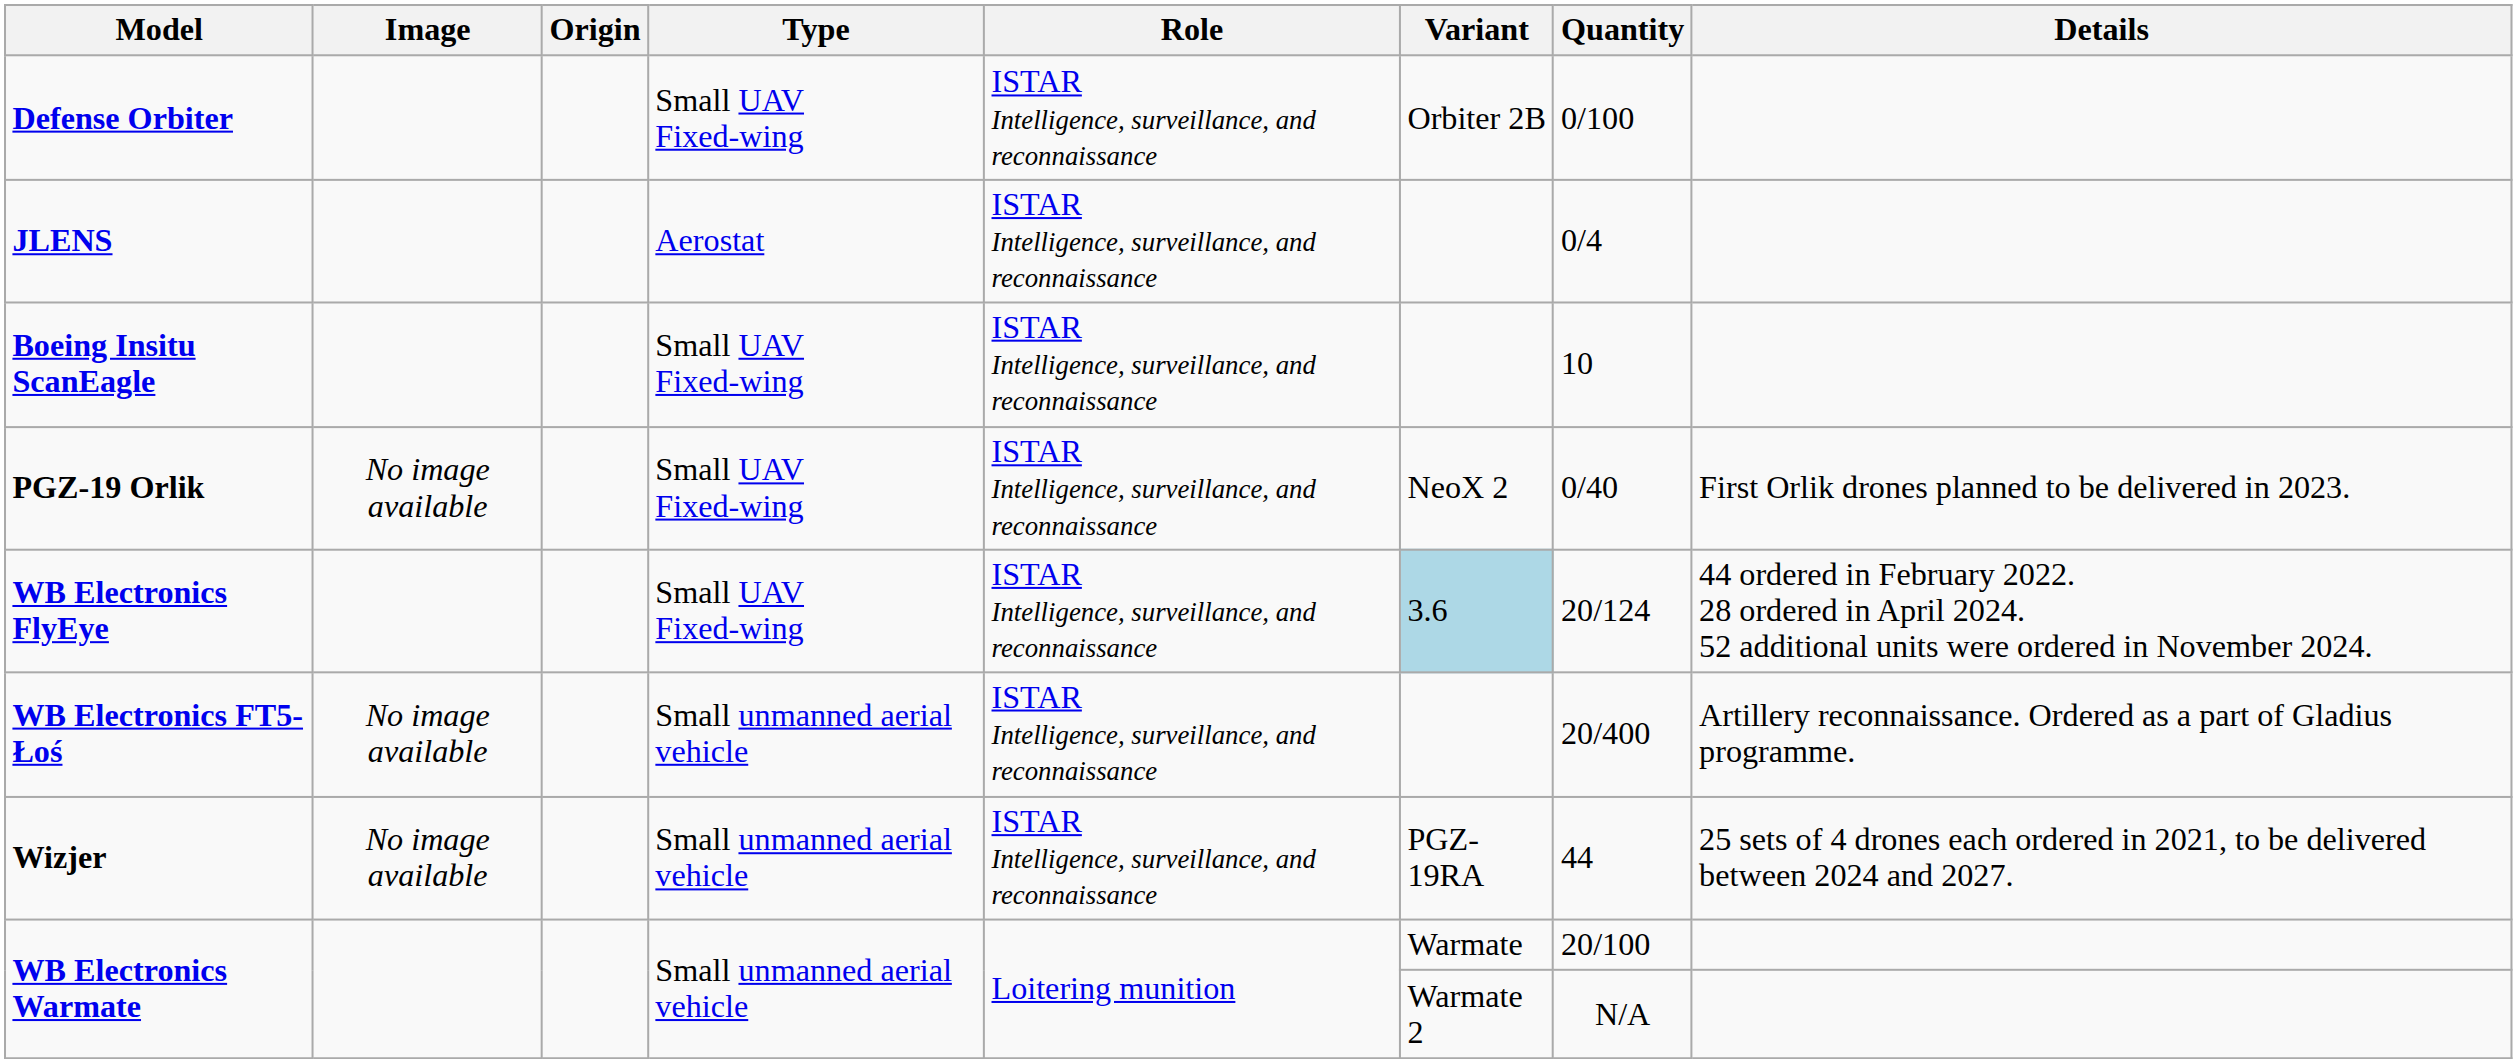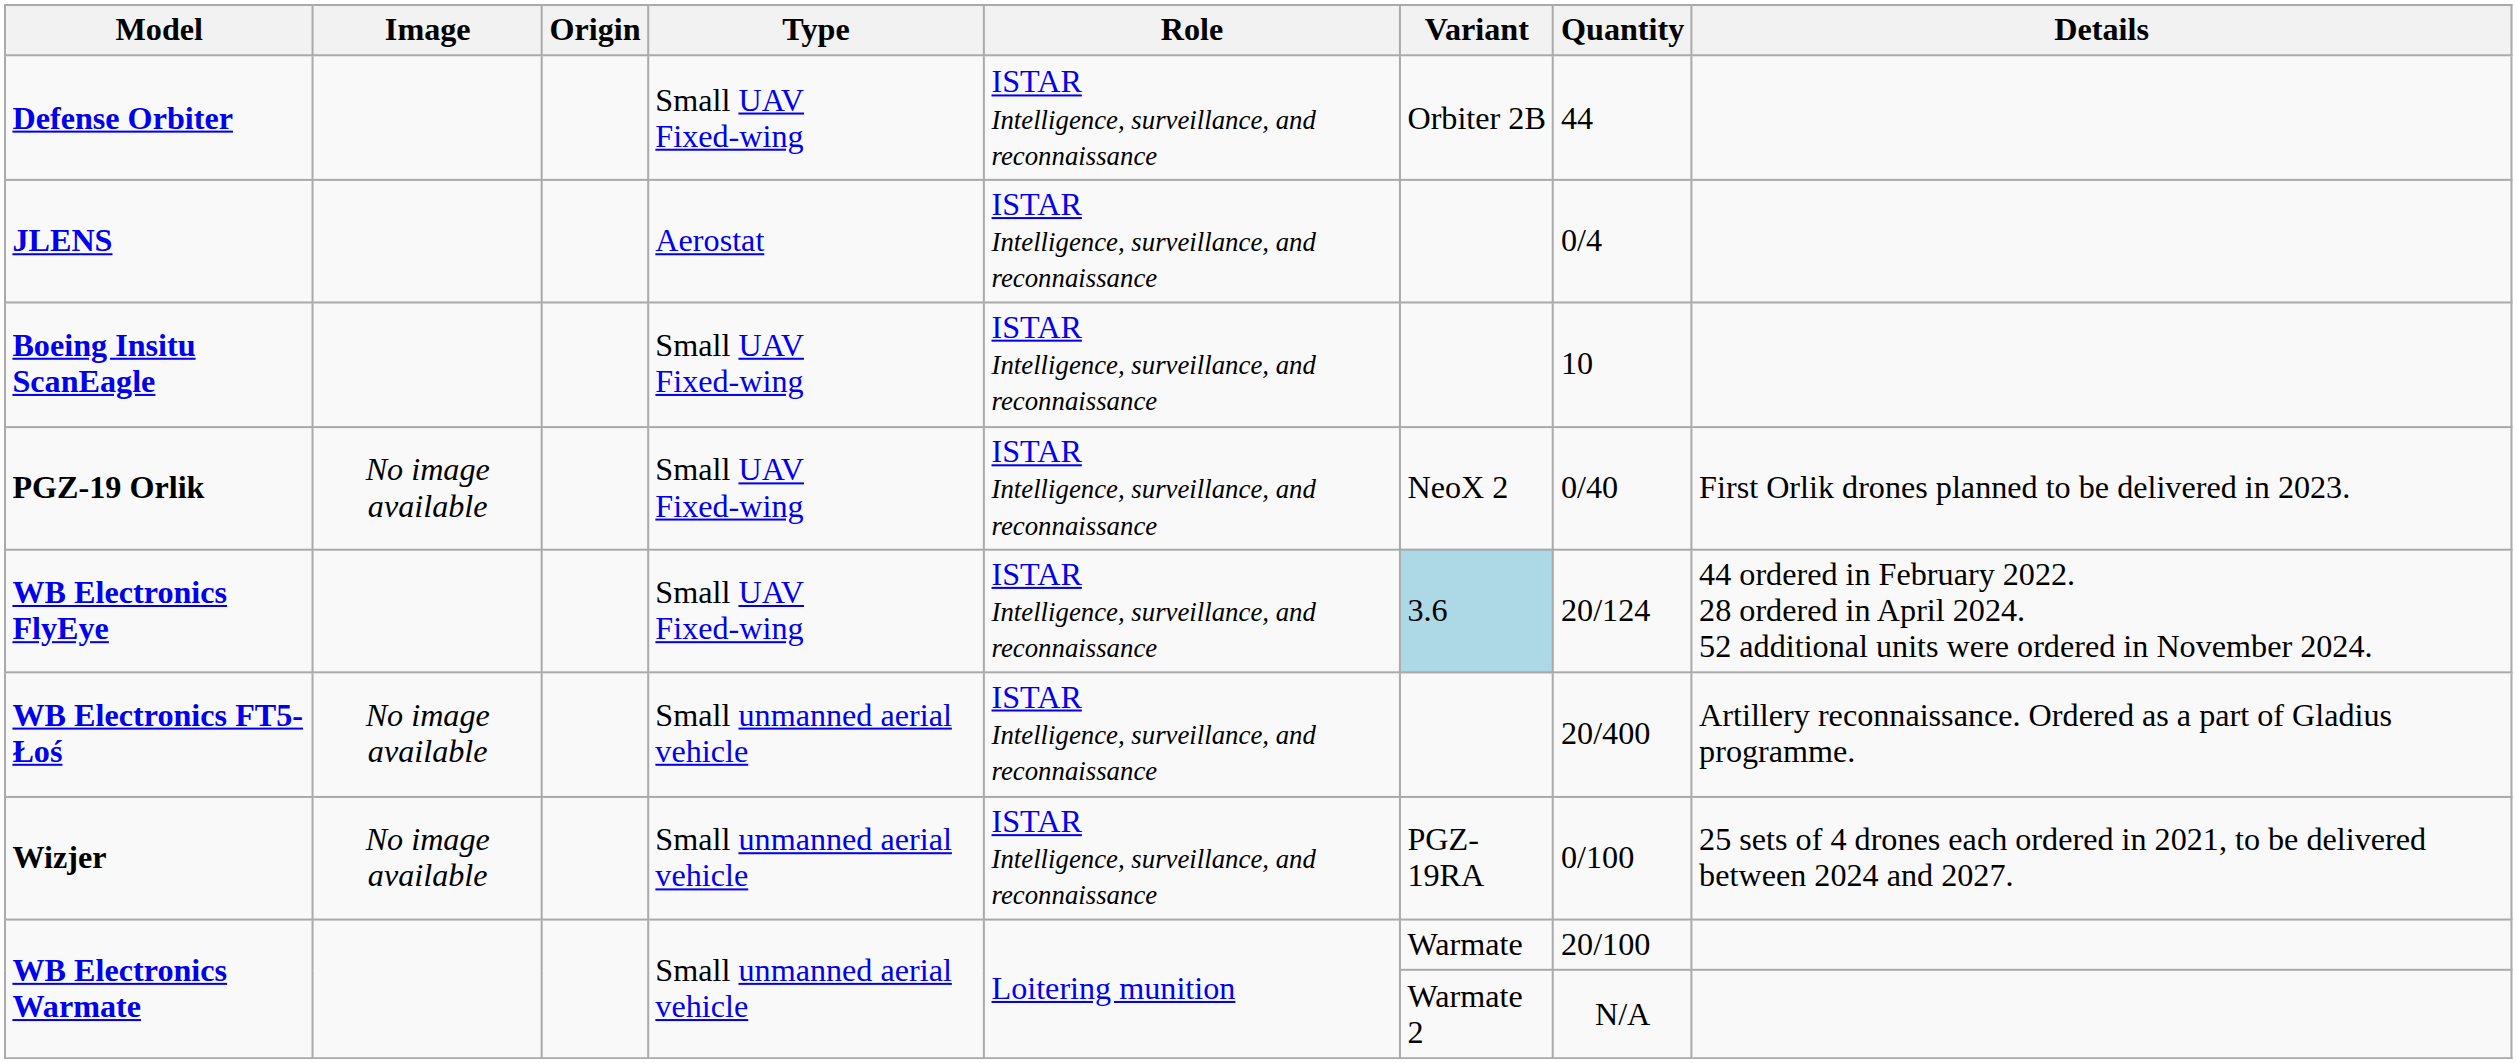(1598, 117) 0/100 -> (1577, 117) 44
(1577, 857) 44 -> (1598, 857) 0/100
